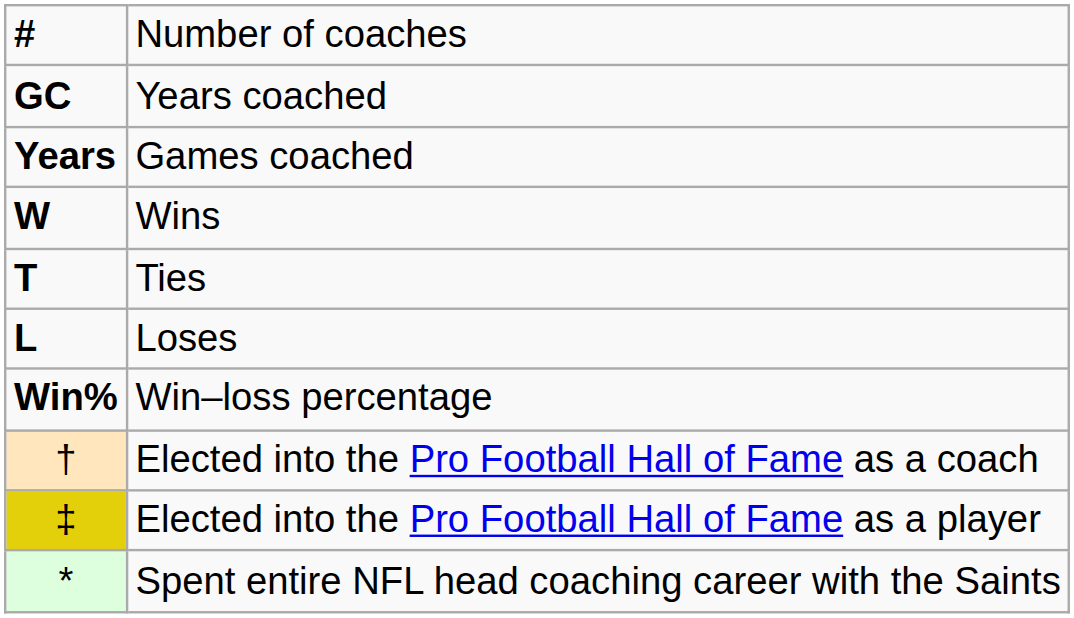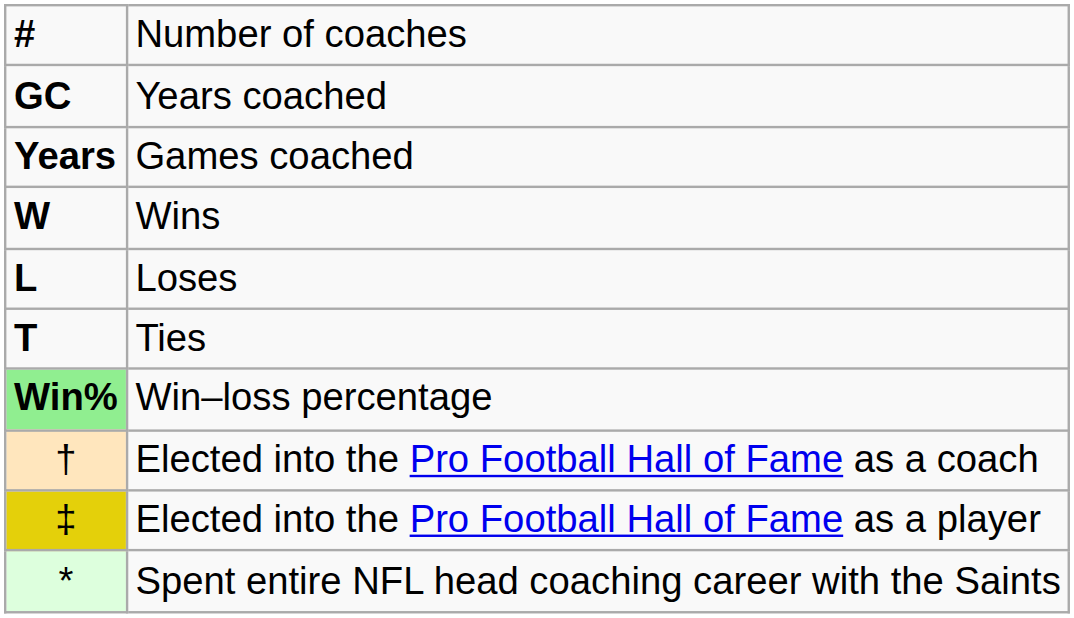rows swapped: (186, 338) <-> (171, 277)
(66, 398) no background -> (66, 398) lightgreen background
